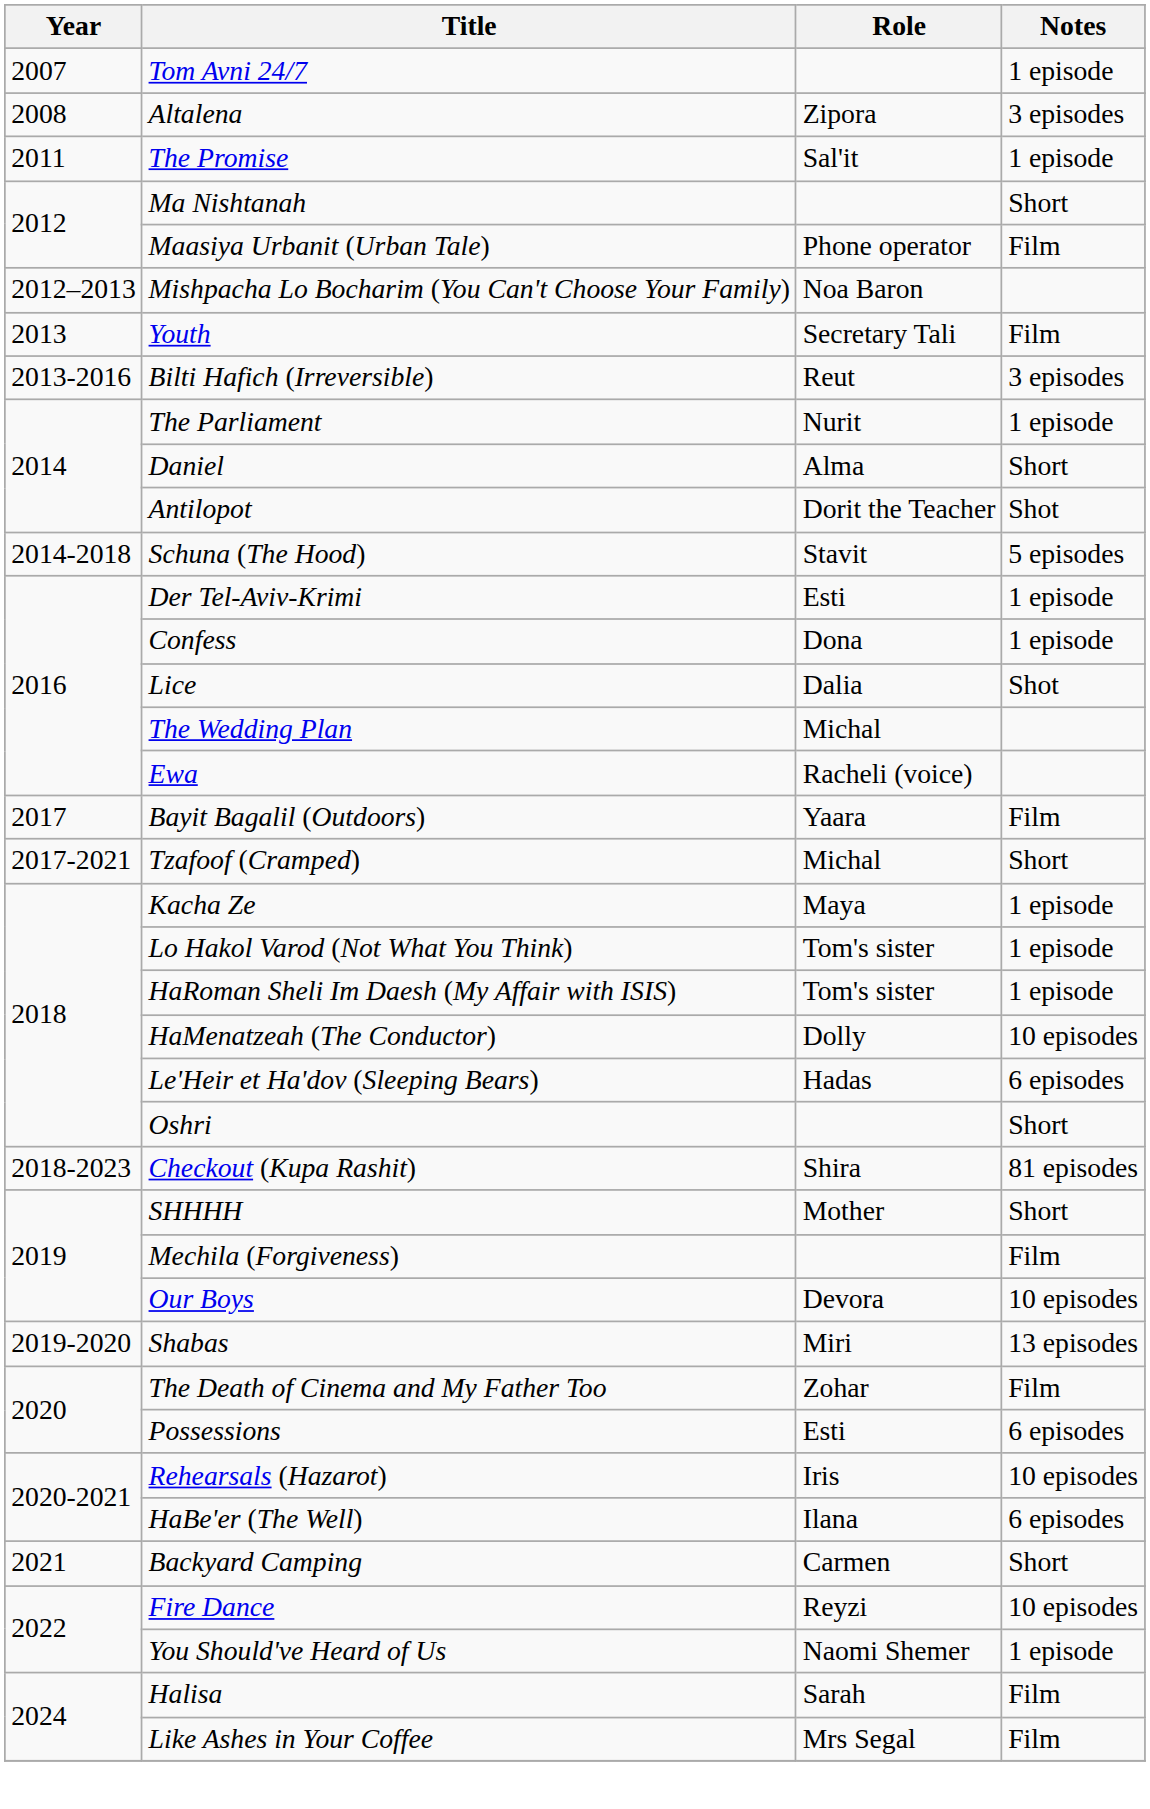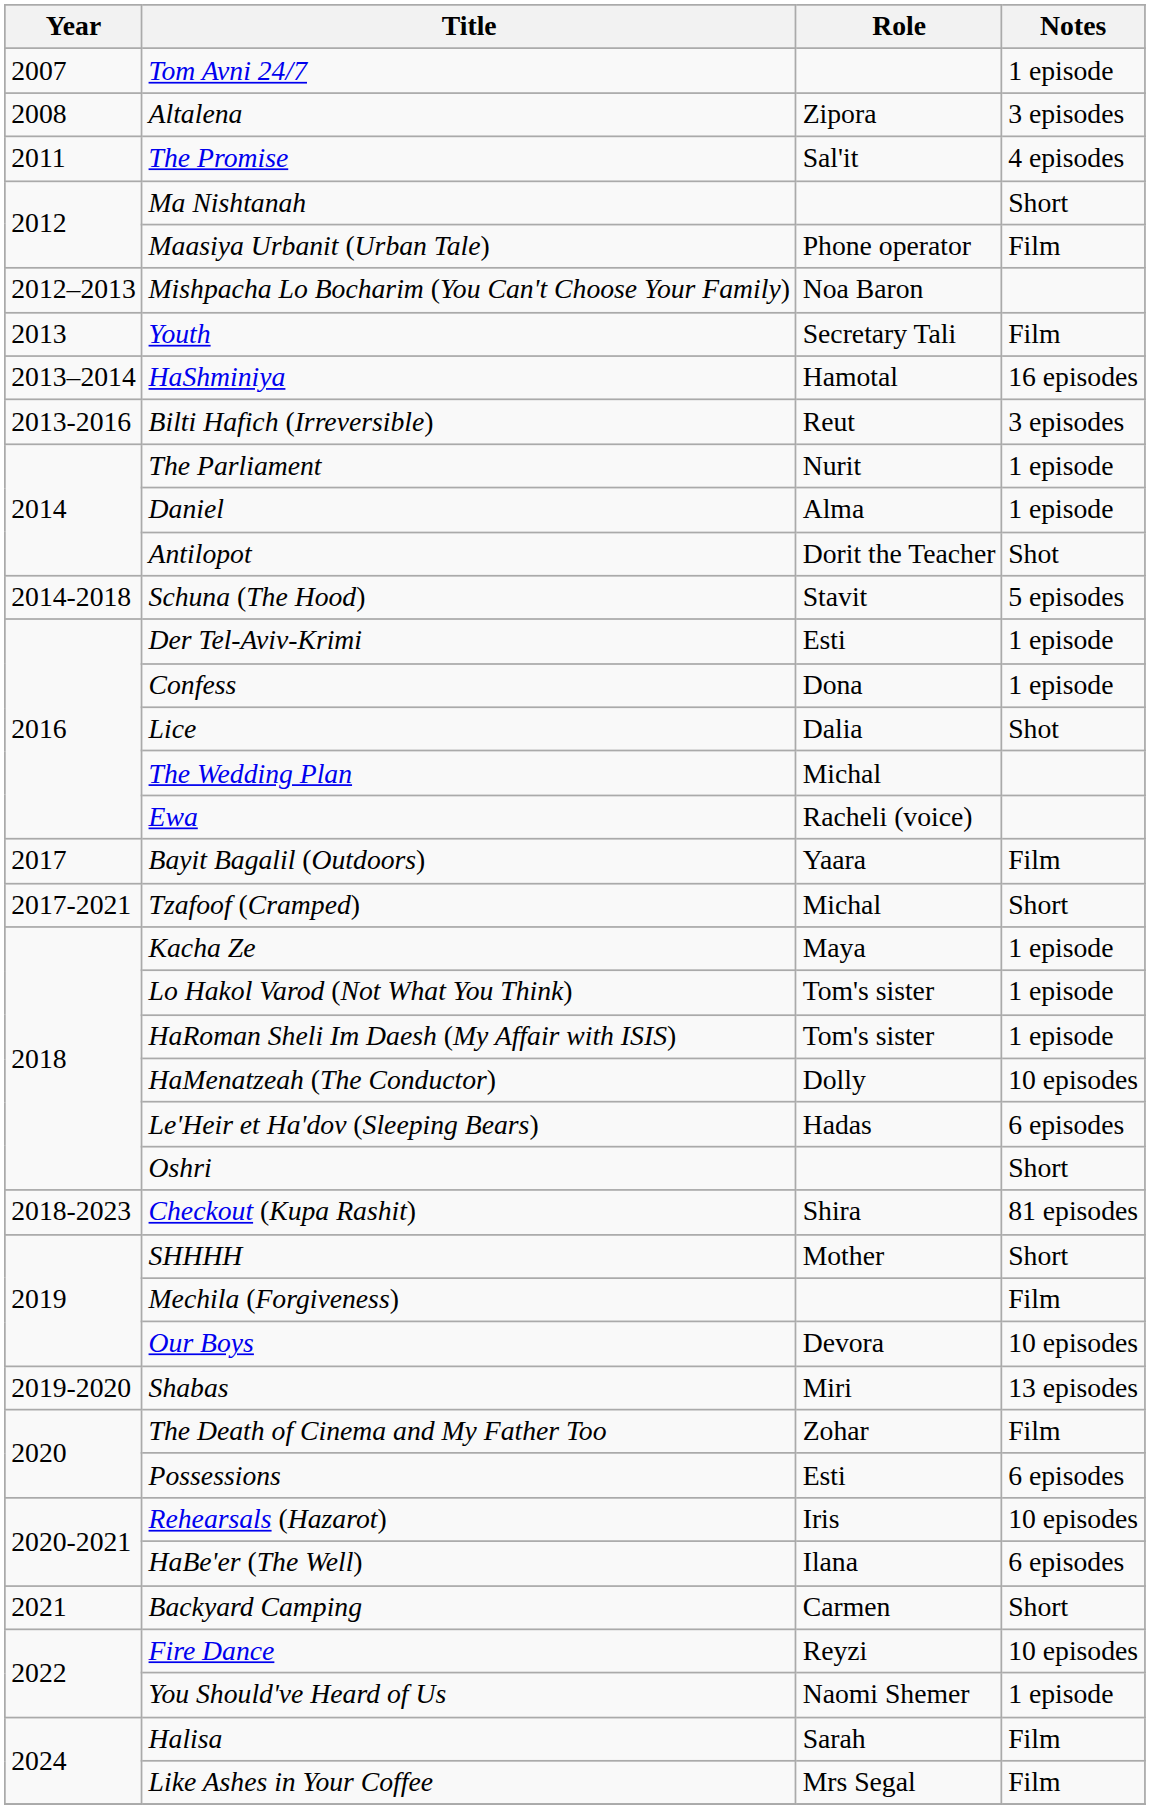(1061, 158) 1 episode -> (1066, 158) 4 episodes
+ row: (217, 377)
(1038, 465) Short -> (1061, 509) 1 episode
